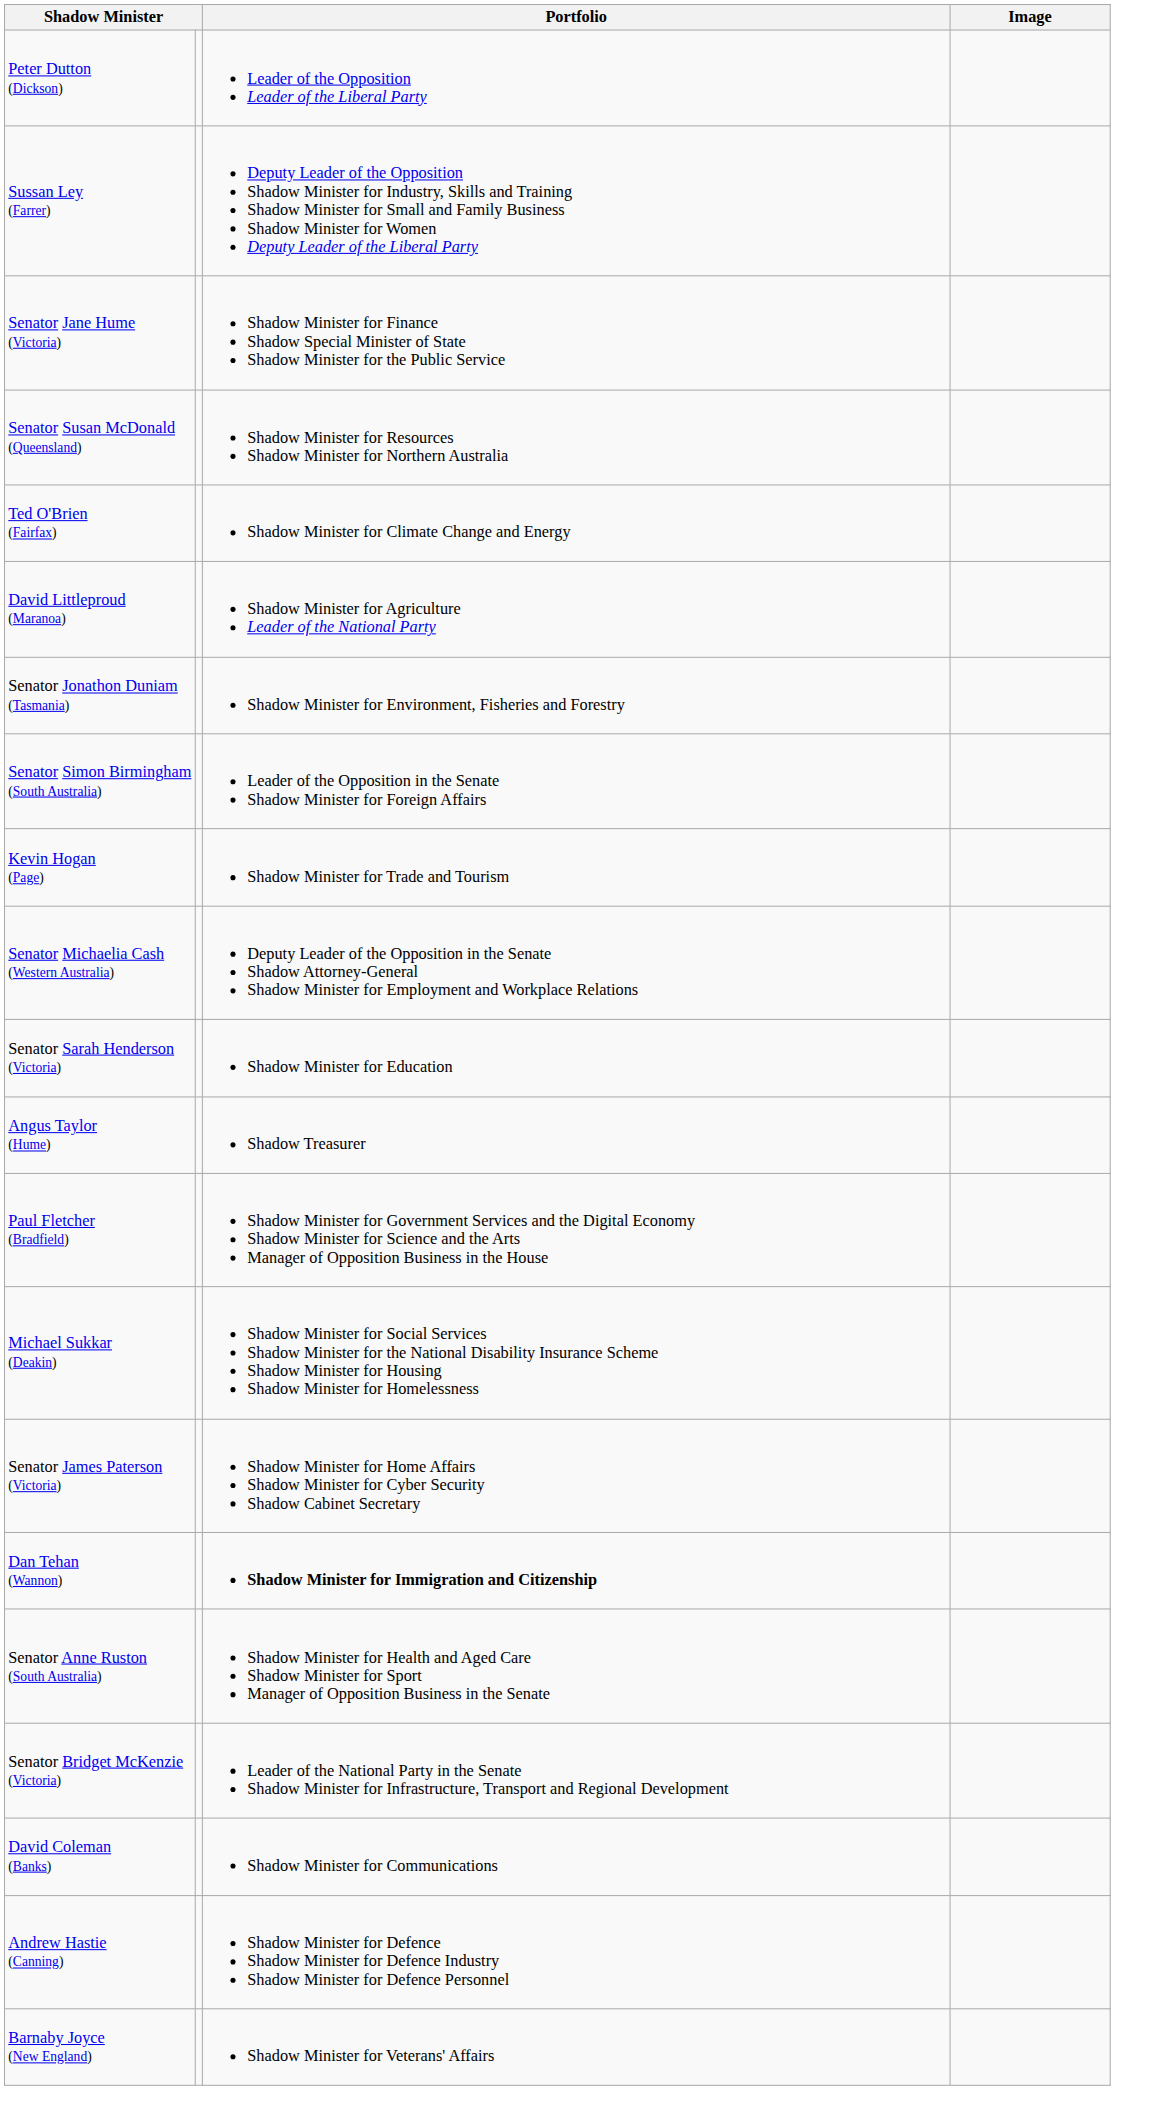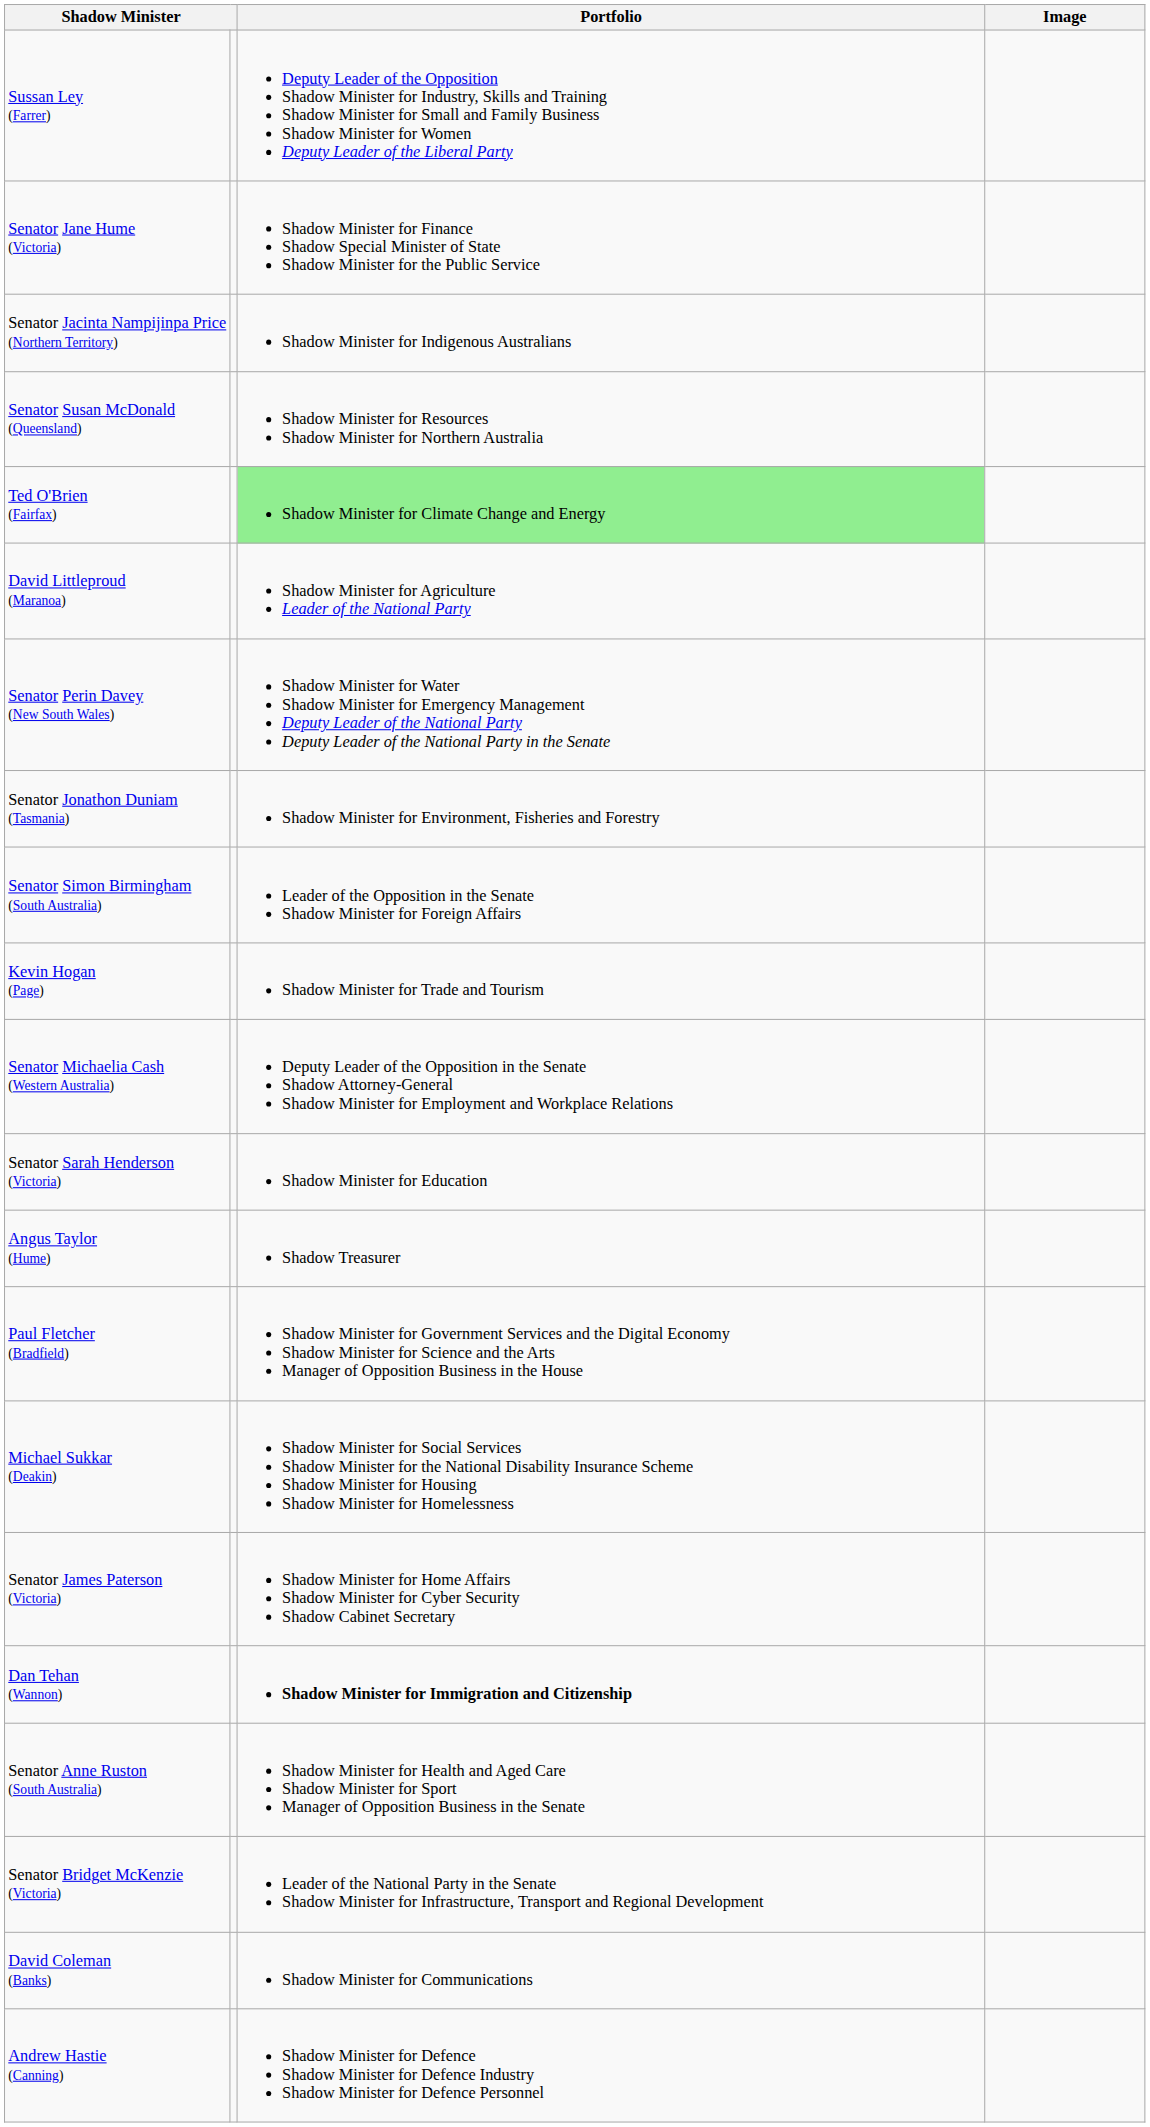- row: (50, 78)
+ row: (117, 332)
(576, 532) no background -> (611, 514) lightgreen background
+ row: (76, 704)
- row: (57, 2047)
